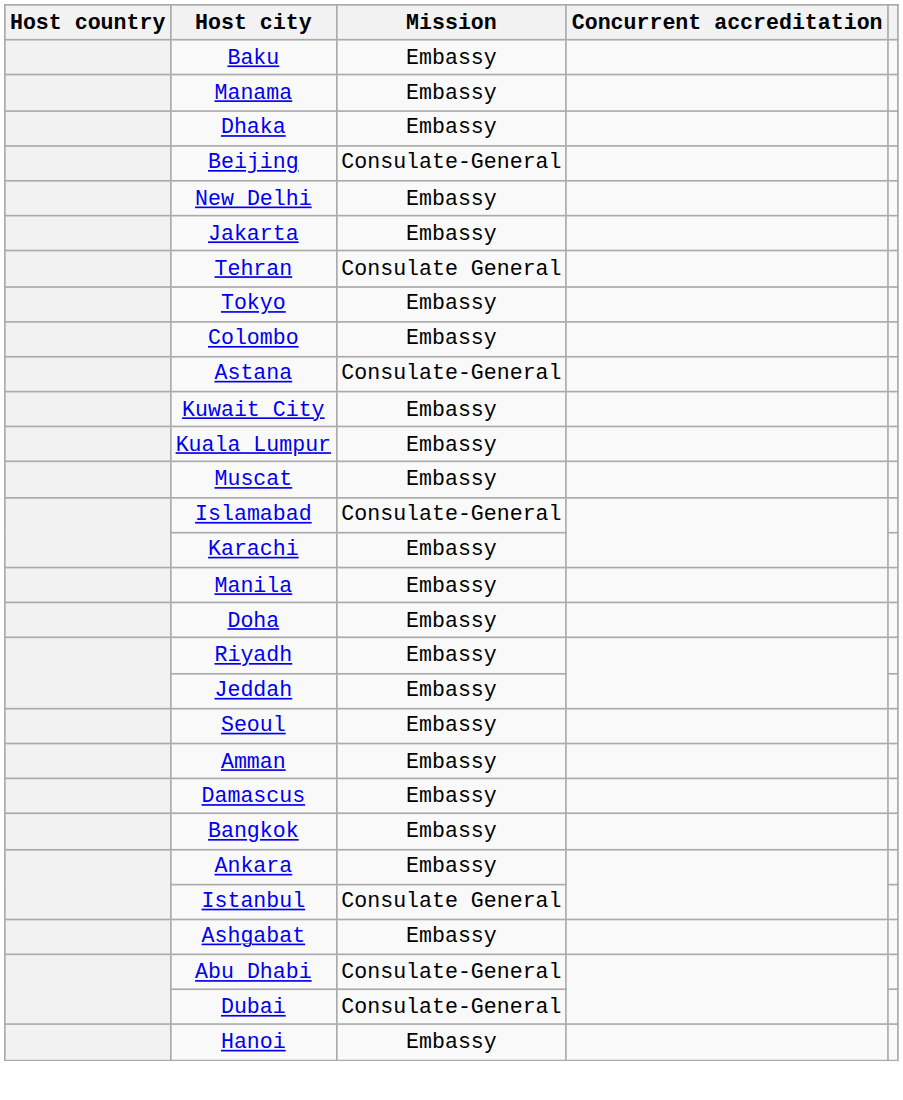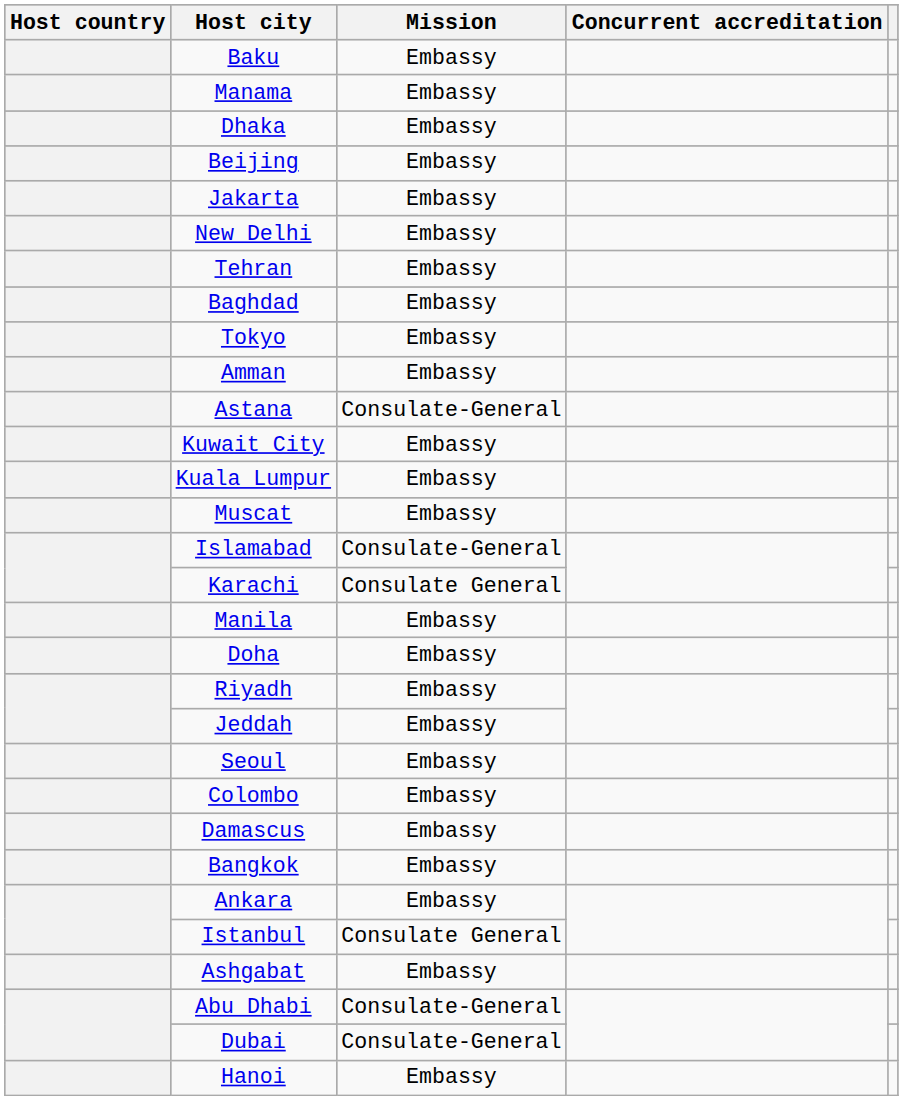(451, 163) Consulate-General -> (451, 163) Embassy
rows swapped: (253, 198) <-> (253, 233)
(451, 269) Consulate General -> (451, 269) Embassy
+ row: (253, 304)
rows swapped: (253, 761) <-> (253, 339)
(451, 550) Embassy -> (451, 585) Consulate General
